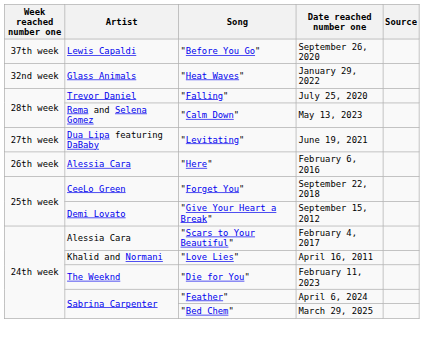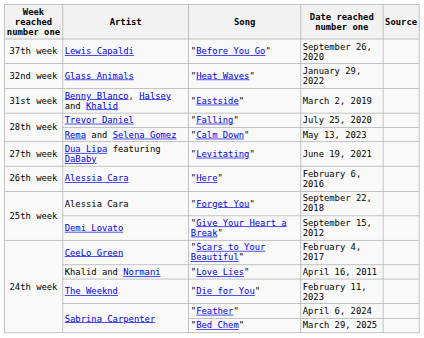+ row: (217, 101)
(96, 189) CeeLo Green -> (97, 203) Alessia Cara
(99, 238) Alessia Cara -> (94, 253) CeeLo Green
